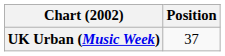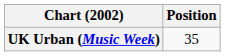(192, 39) 37 -> (192, 39) 35
